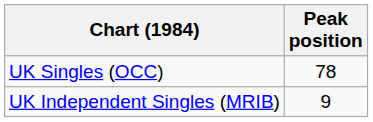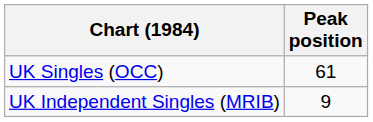(326, 71) 78 -> (326, 71) 61
